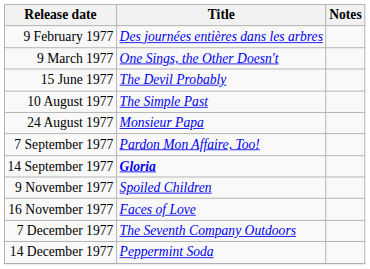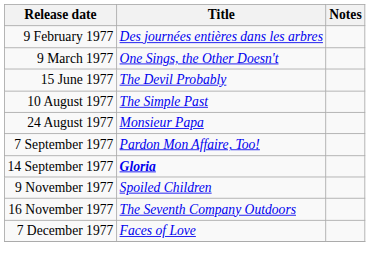(158, 209) Faces of Love -> (208, 209) The Seventh Company Outdoors
(208, 230) The Seventh Company Outdoors -> (158, 230) Faces of Love
- row: (62, 252)
